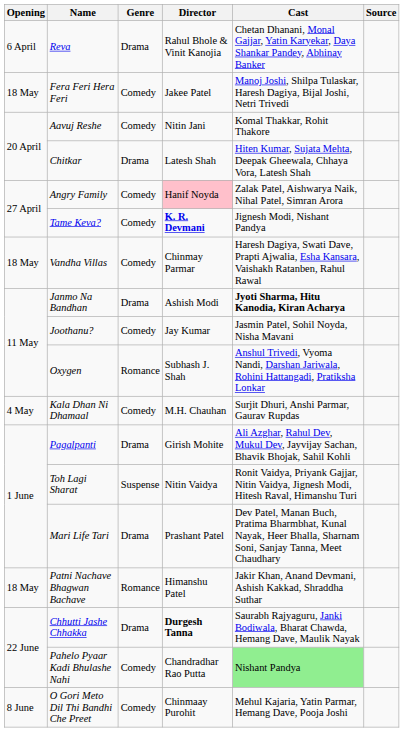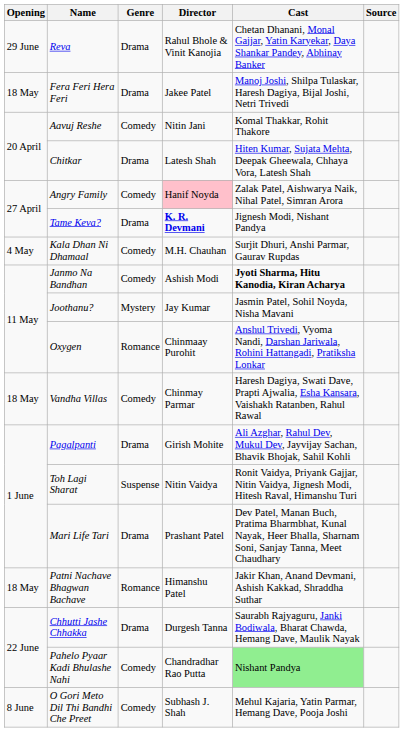(21, 46) 6 April -> (23, 46) 29 June
(138, 92) Comedy -> (135, 92) Drama
(138, 222) Comedy -> (135, 222) Drama
rows swapped: (79, 410) <-> (78, 262)
(135, 302) Drama -> (138, 279) Comedy
(138, 330) Comedy -> (138, 307) Mystery
(187, 370) Subhash J. Shah -> (186, 347) Chinmaay Purohit
(184, 627) bold -> (196, 627) normal
(186, 707) Chinmaay Purohit -> (187, 707) Subhash J. Shah
